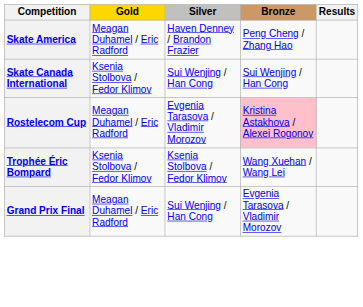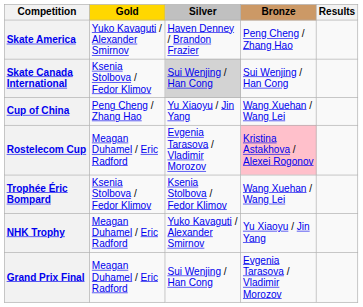(125, 39) Meagan Duhamel / Eric Radford -> (127, 39) Yuko Kavaguti / Alexander Smirnov
(197, 78) no background -> (197, 78) lightgrey background
+ row: (38, 111)
+ row: (36, 233)
